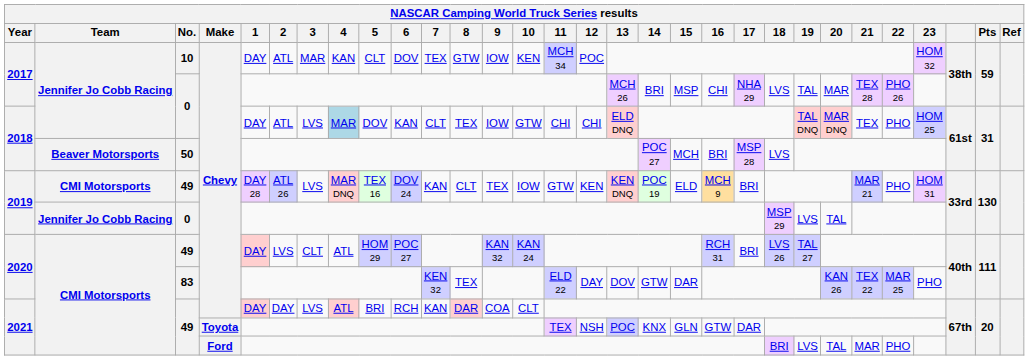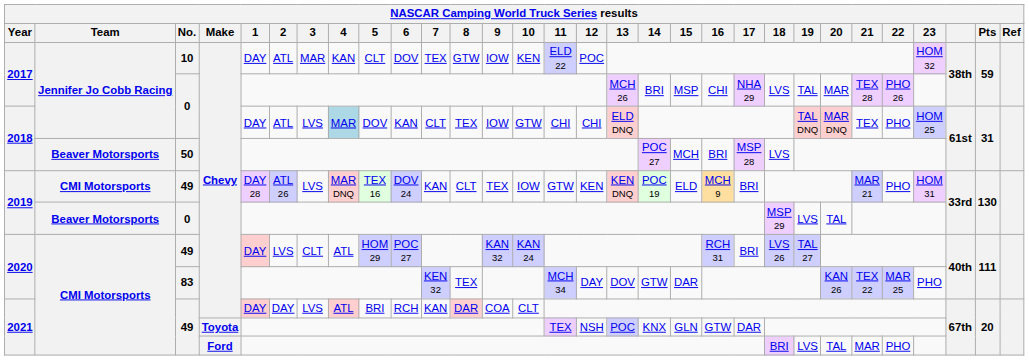(561, 58) MCH 34 -> (561, 58) ELD 22
(105, 219) Jennifer Jo Cobb Racing -> (105, 219) Beaver Motorsports
(561, 282) ELD 22 -> (561, 282) MCH 34
